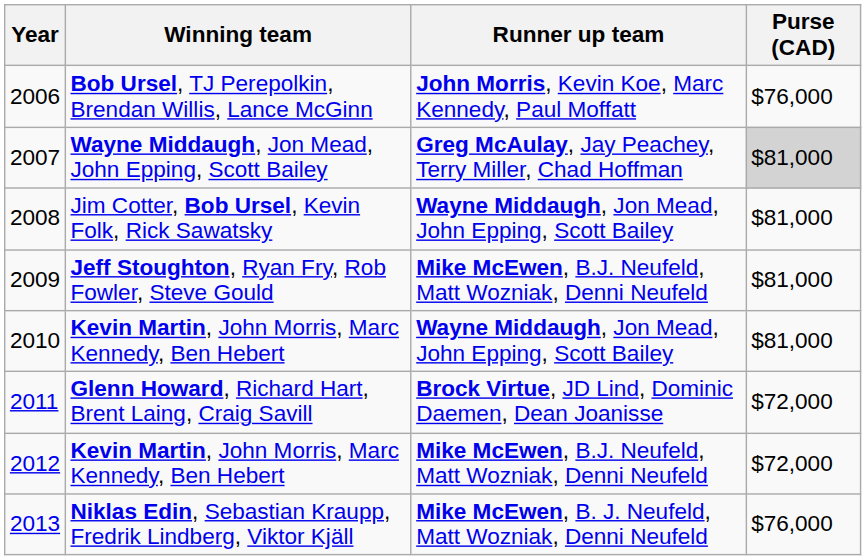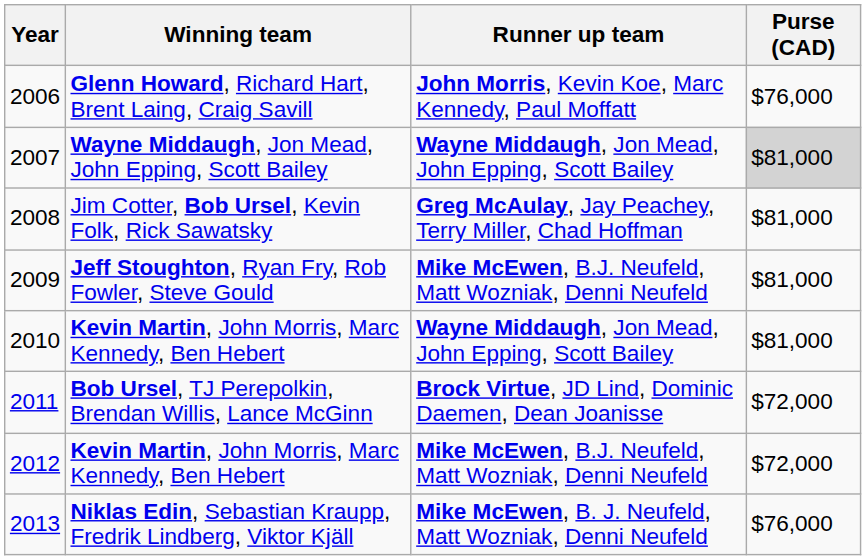(222, 96) Bob Ursel, TJ Perepolkin, Brendan Willis, Lance McGinn -> (220, 96) Glenn Howard, Richard Hart, Brent Laing, Craig Savill
(565, 157) Greg McAulay, Jay Peachey, Terry Miller, Chad Hoffman -> (567, 157) Wayne Middaugh, Jon Mead, John Epping, Scott Bailey
(567, 218) Wayne Middaugh, Jon Mead, John Epping, Scott Bailey -> (565, 218) Greg McAulay, Jay Peachey, Terry Miller, Chad Hoffman
(220, 402) Glenn Howard, Richard Hart, Brent Laing, Craig Savill -> (222, 402) Bob Ursel, TJ Perepolkin, Brendan Willis, Lance McGinn
